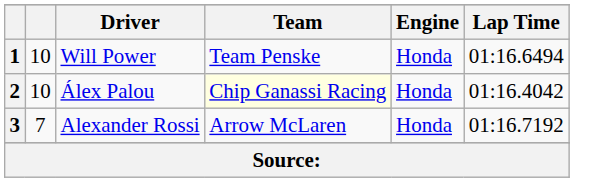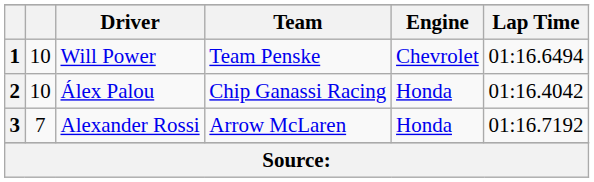(424, 56) Honda -> (437, 56) Chevrolet
(298, 91) lightyellow background -> (298, 91) no background
